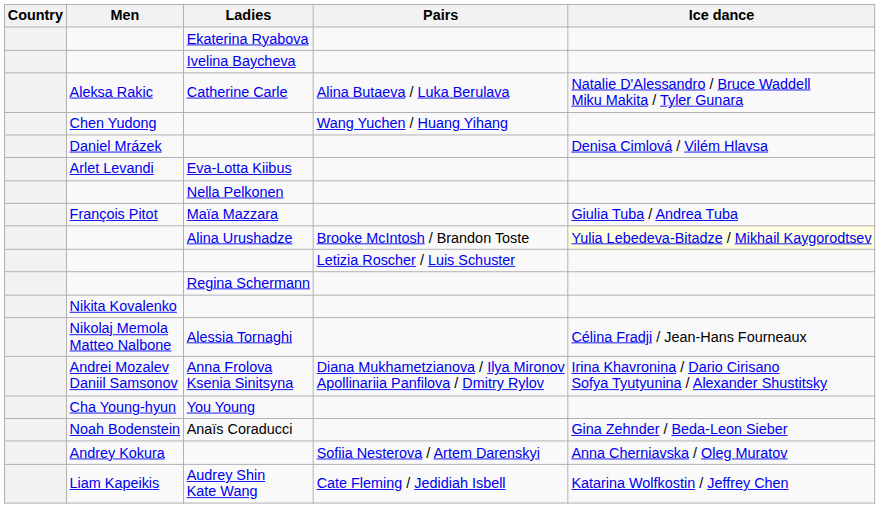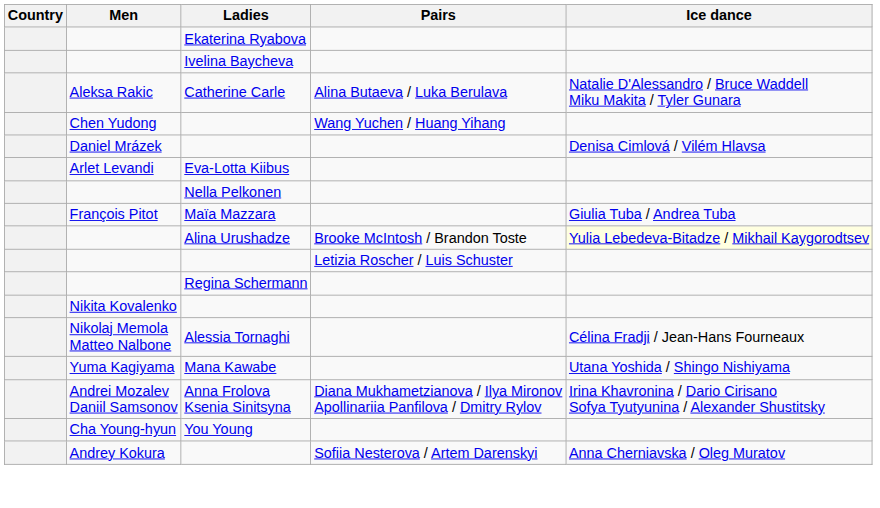+ row: (122, 368)
- row: (125, 429)
- row: (114, 483)
